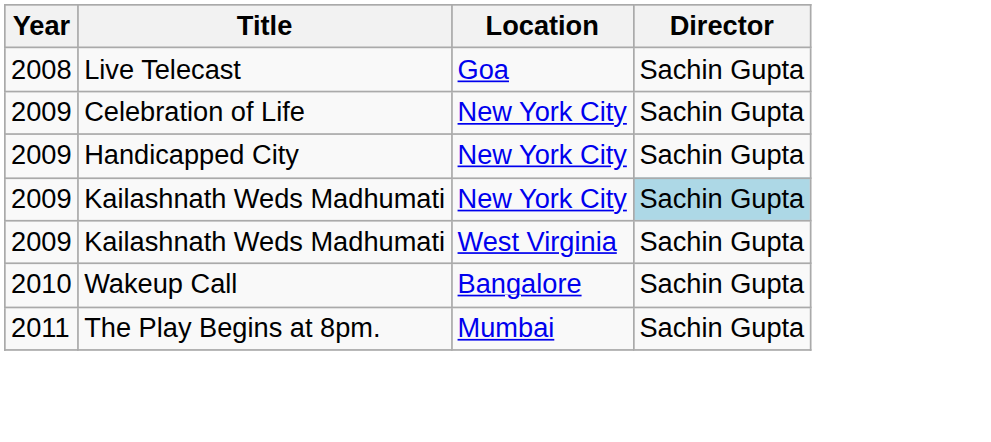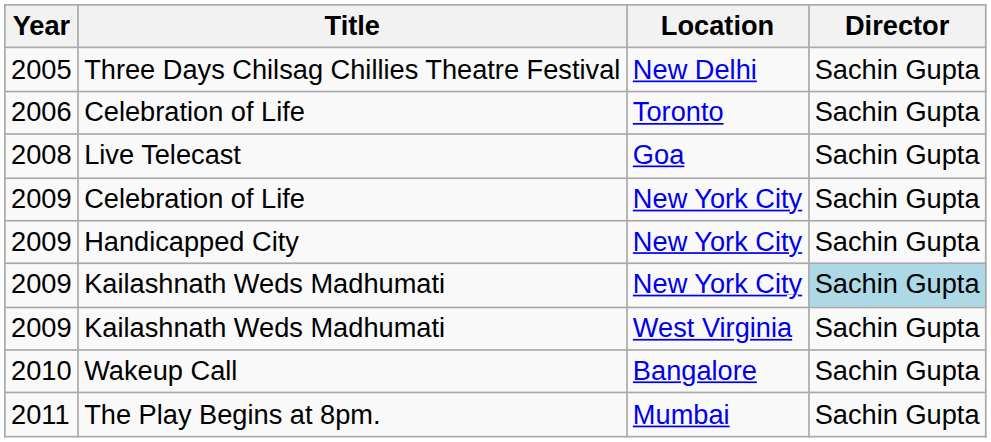+ row: (352, 69)
+ row: (195, 112)
